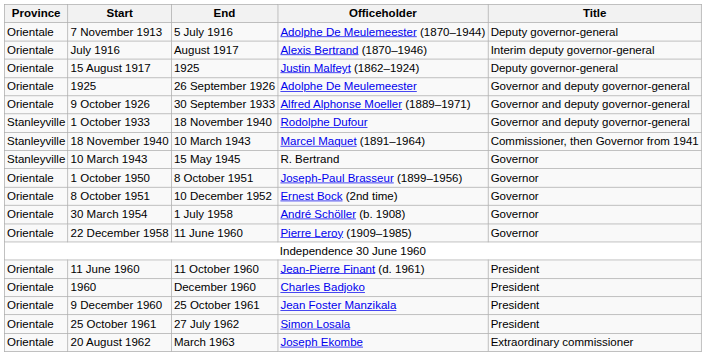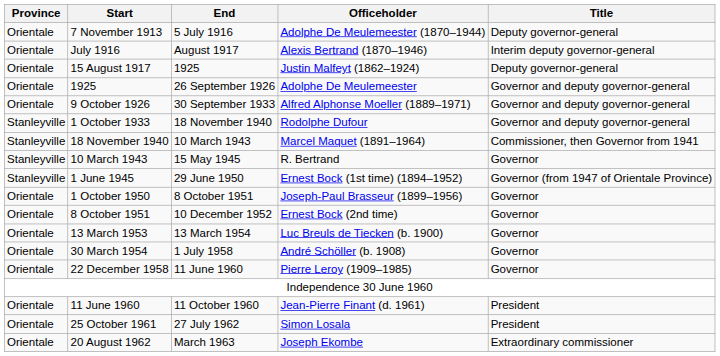+ row: (102, 178)
+ row: (109, 232)
- row: (83, 287)
- row: (116, 305)
